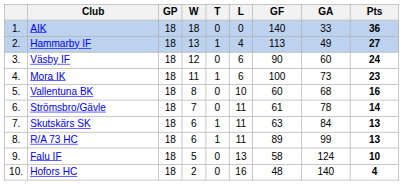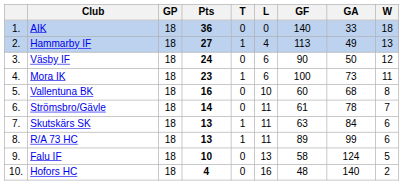columns swapped: (194, 12) <-> (375, 12)
(326, 60) 60 -> (351, 60) 50
